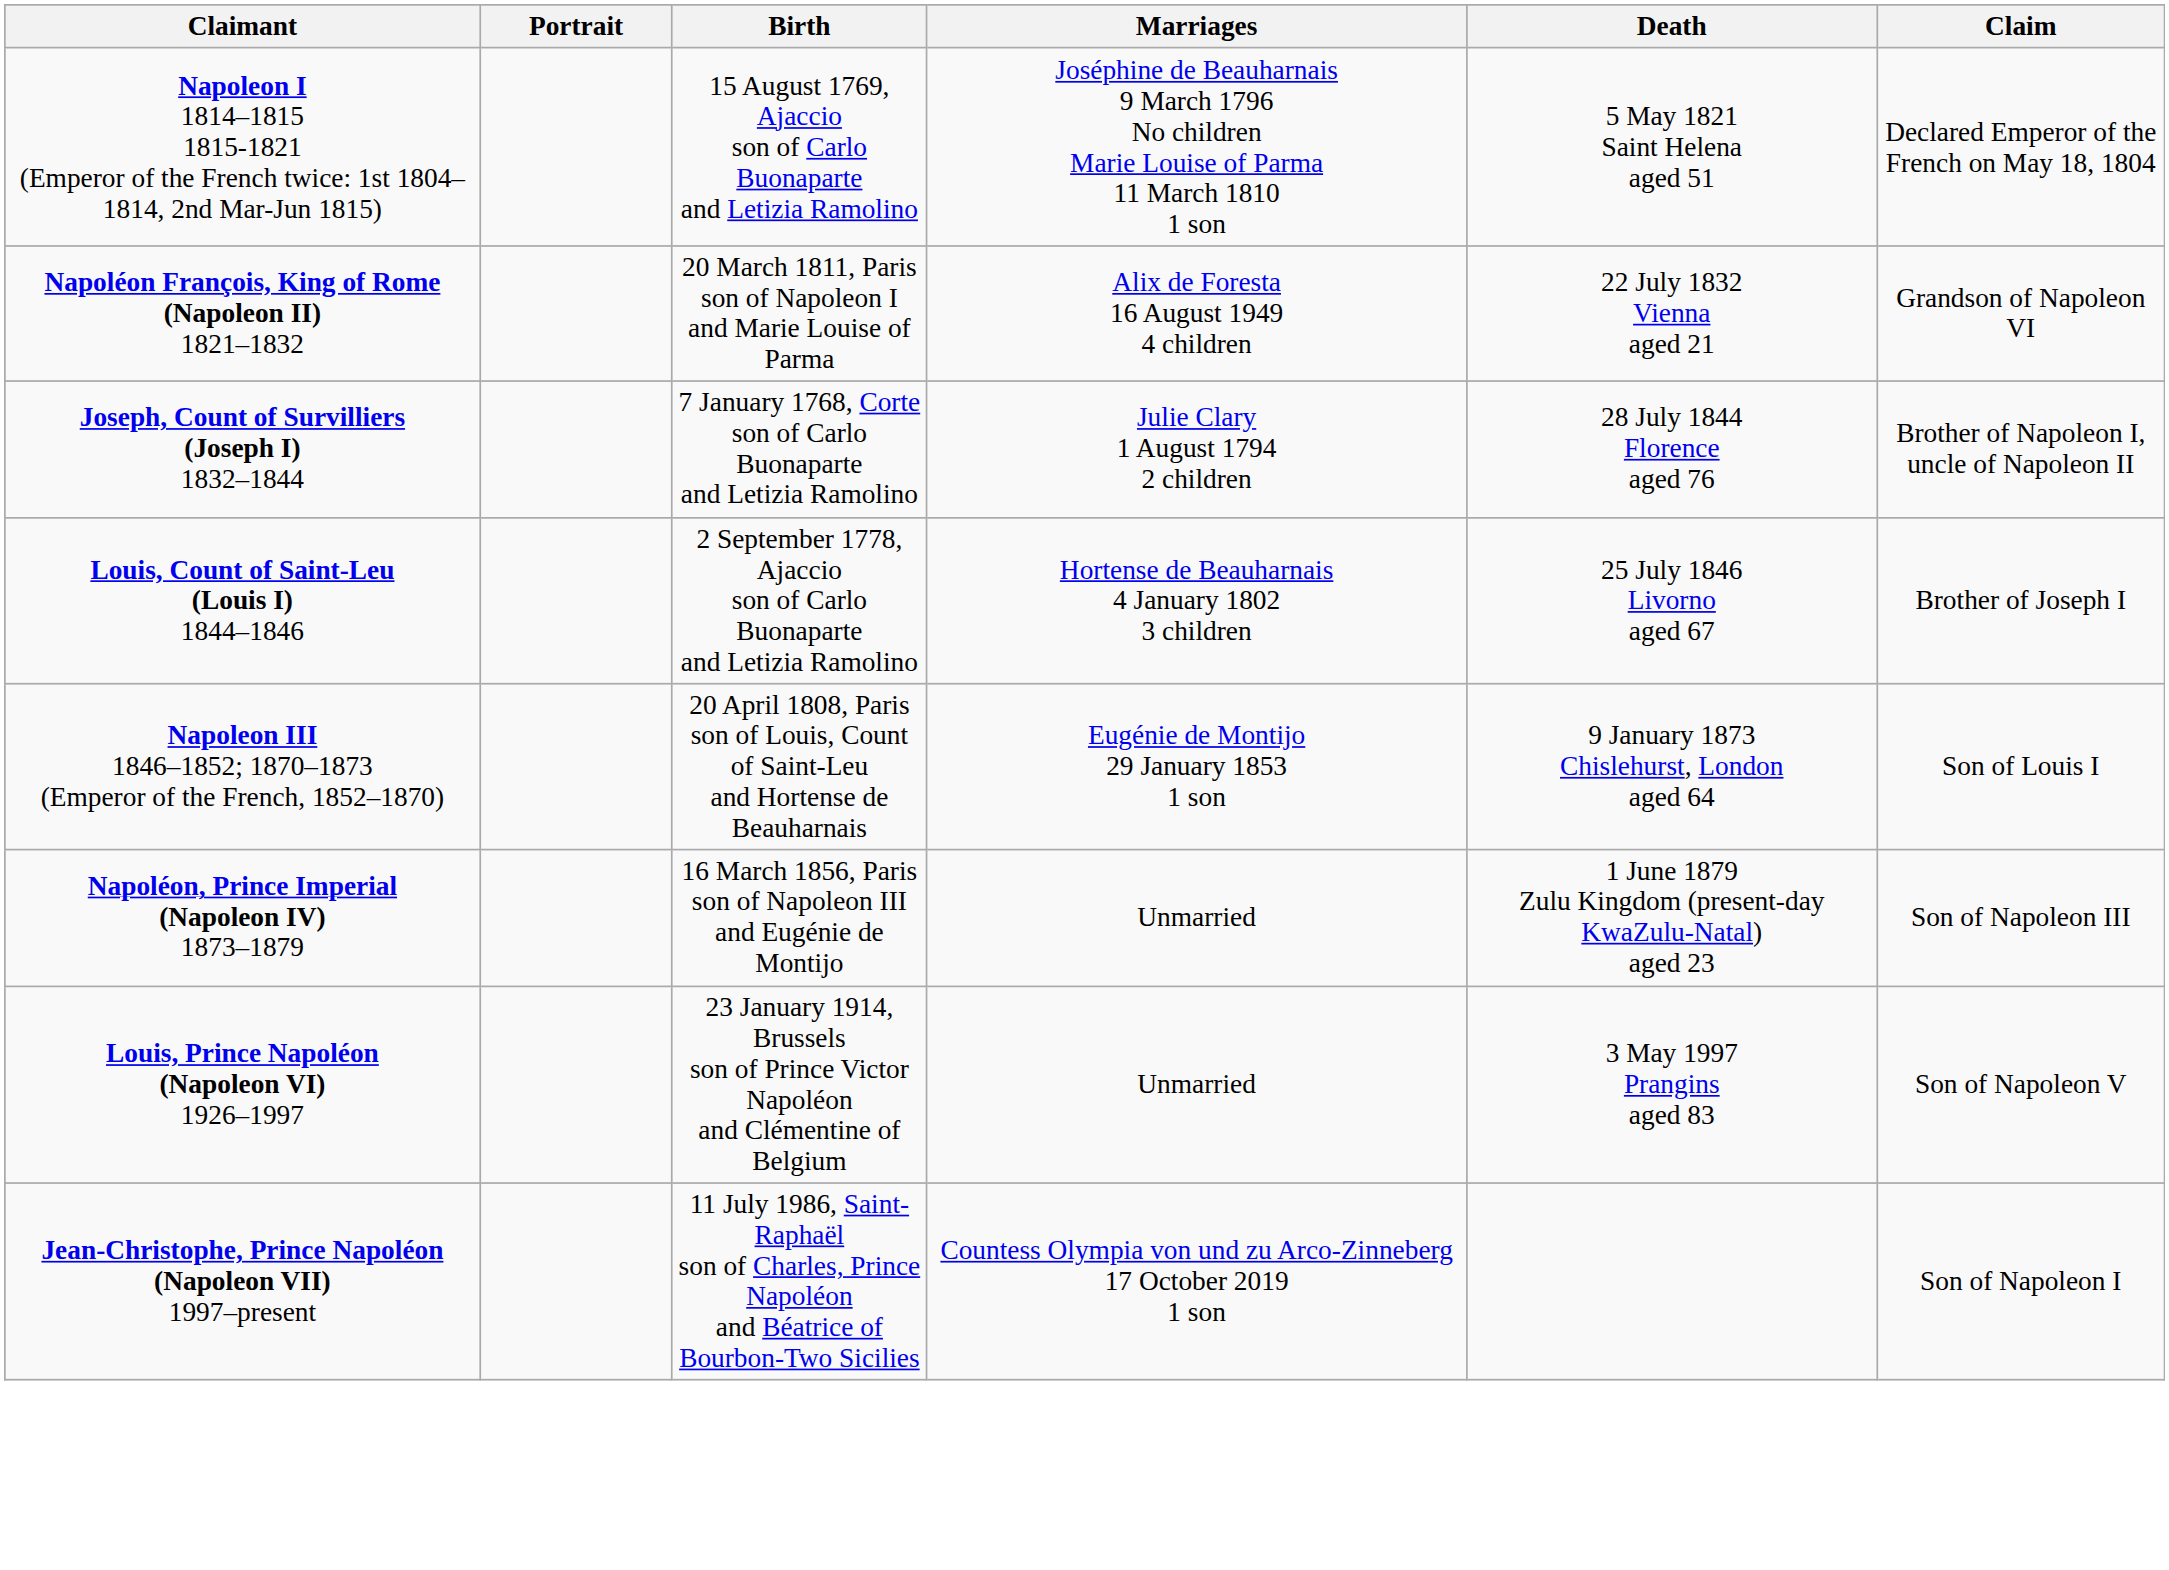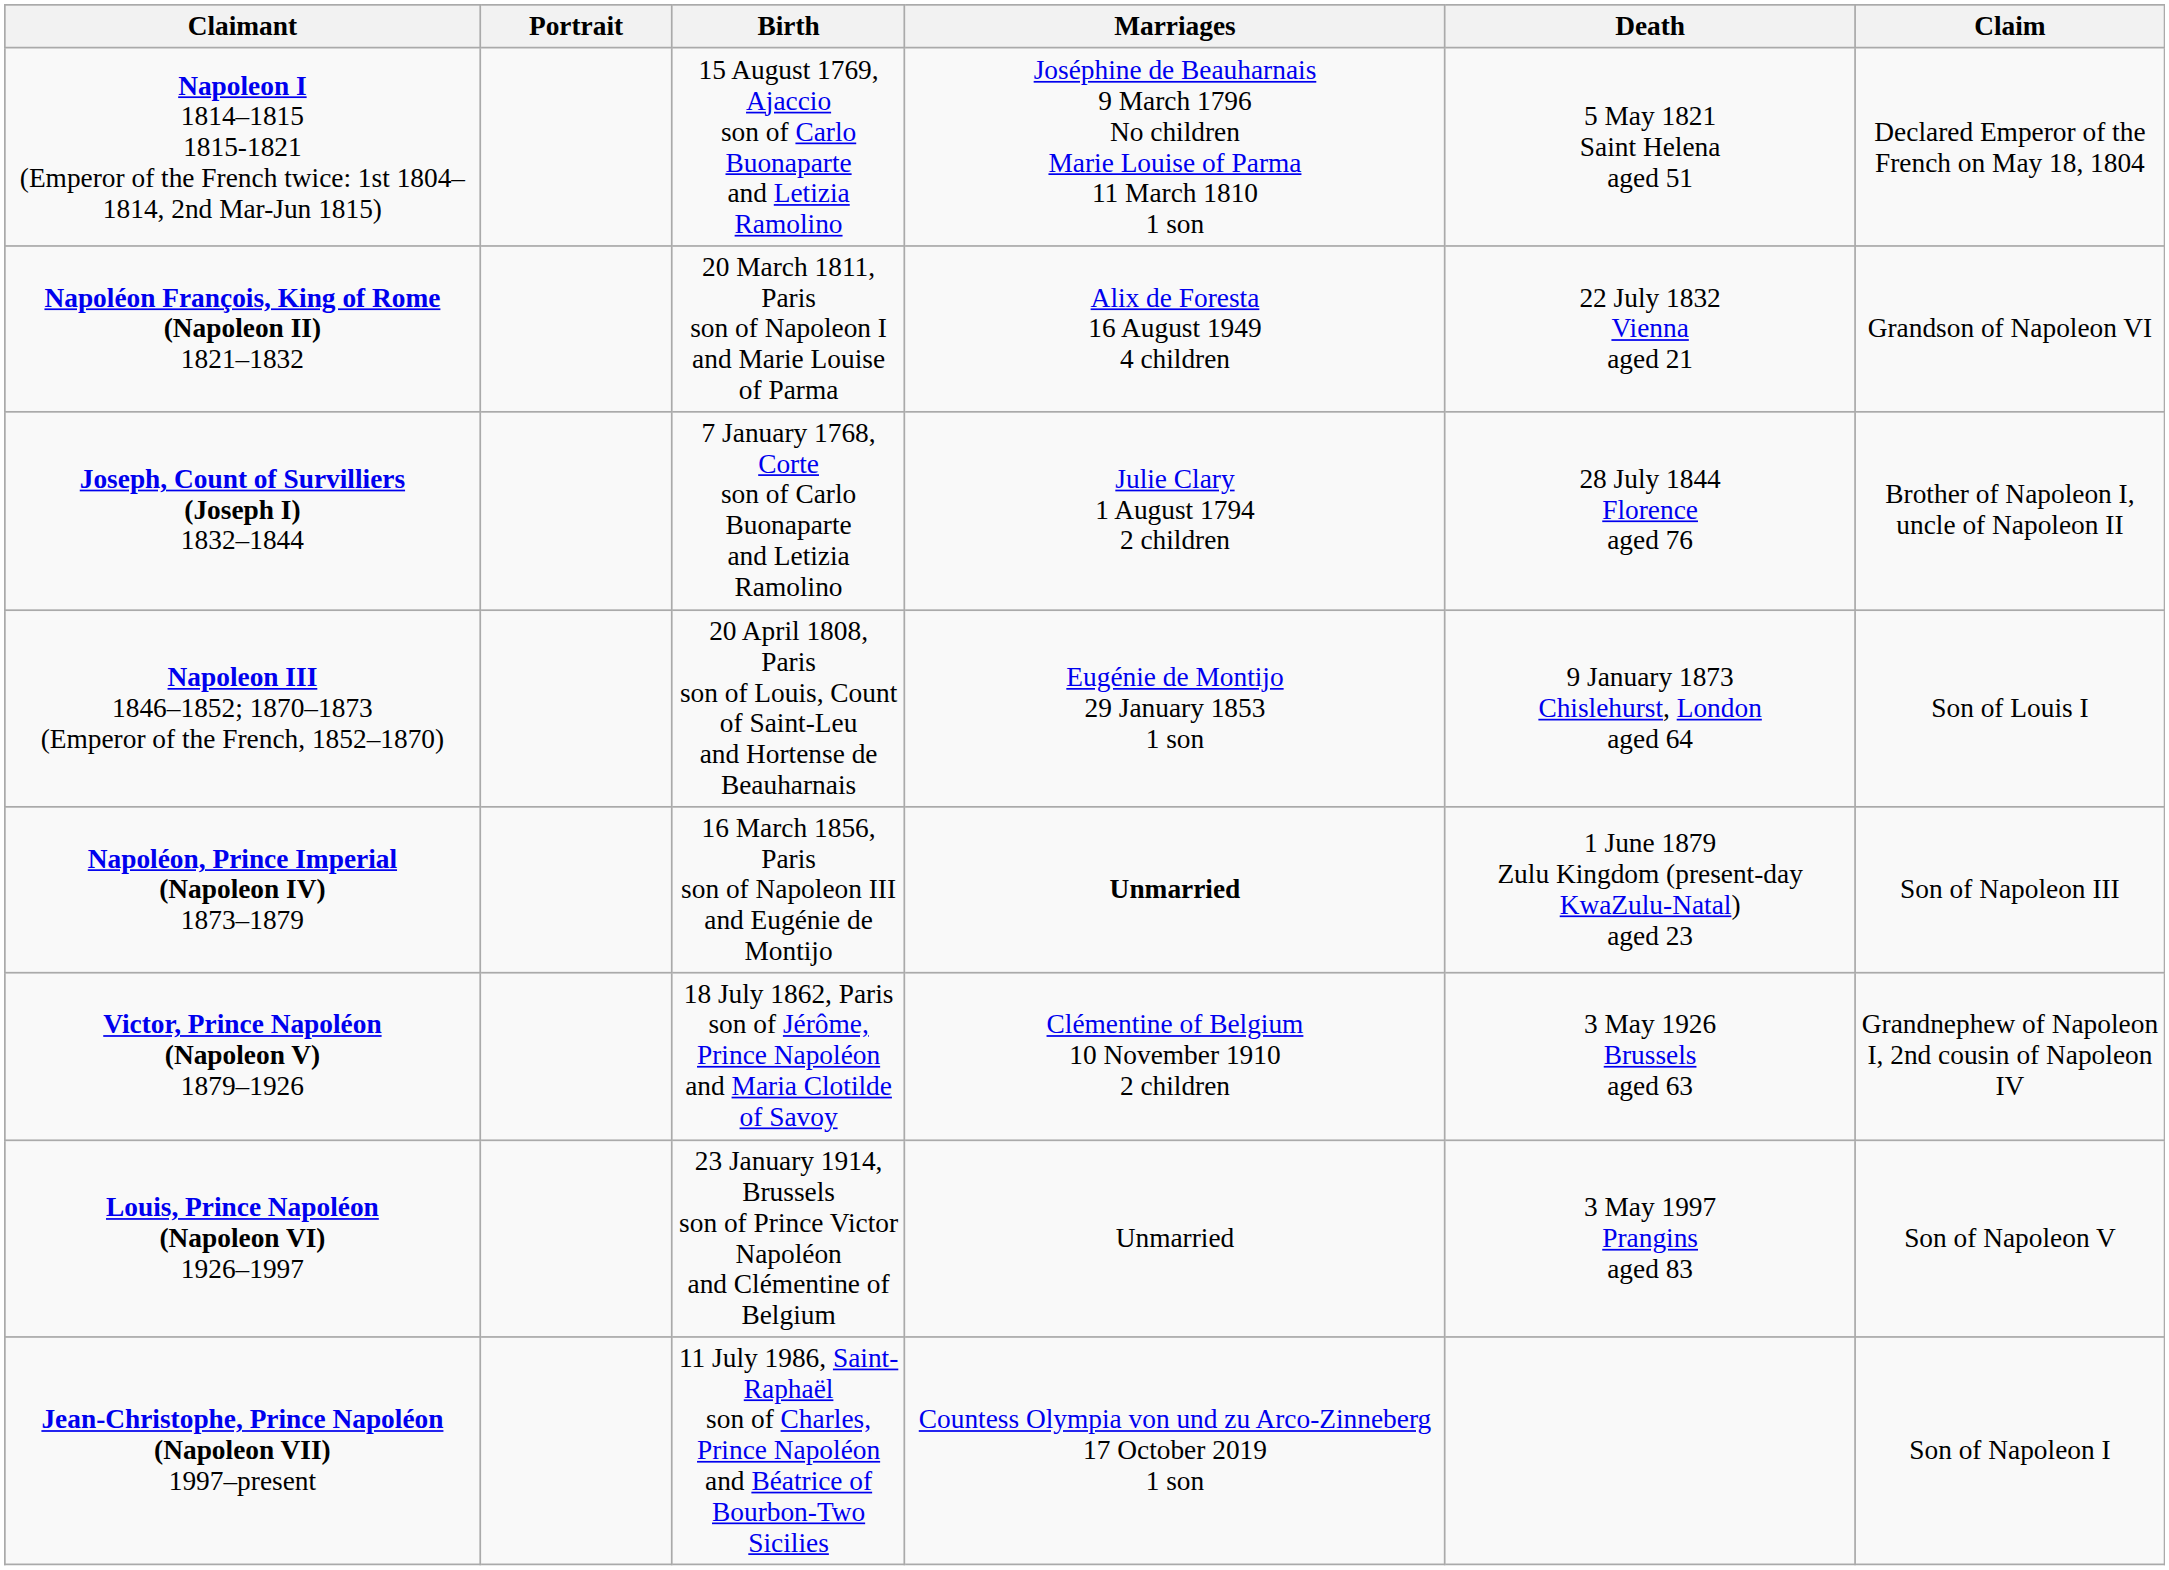- row: (242, 599)
(1197, 917) normal -> (1175, 889) bold
+ row: (242, 1056)
